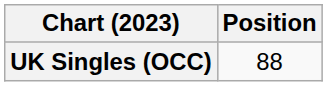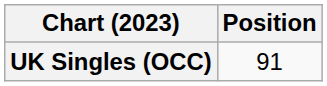(270, 61) 88 -> (270, 61) 91
